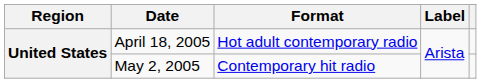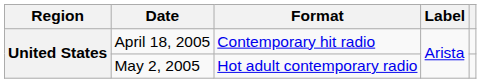(317, 41) Hot adult contemporary radio -> (296, 41) Contemporary hit radio
(296, 66) Contemporary hit radio -> (317, 66) Hot adult contemporary radio
